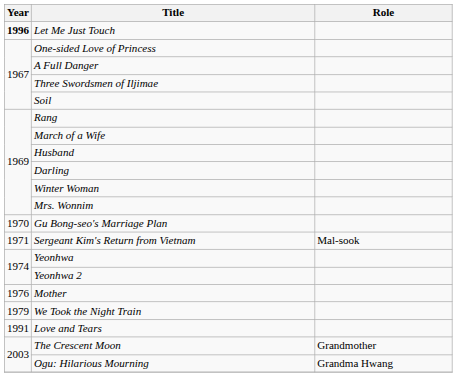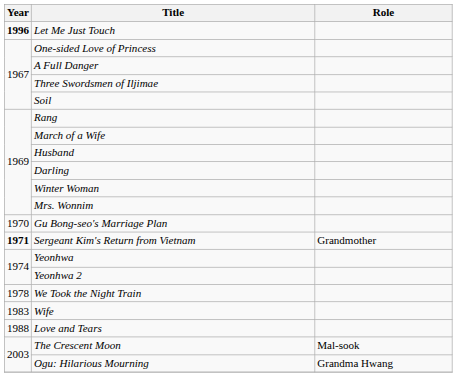(18, 240) normal -> (18, 240) bold
(338, 240) Mal-sook -> (347, 240) Grandmother
- row: (50, 293)
(18, 310) 1979 -> (18, 293) 1978
+ row: (44, 310)
(18, 328) 1991 -> (18, 328) 1988
(347, 345) Grandmother -> (338, 345) Mal-sook
